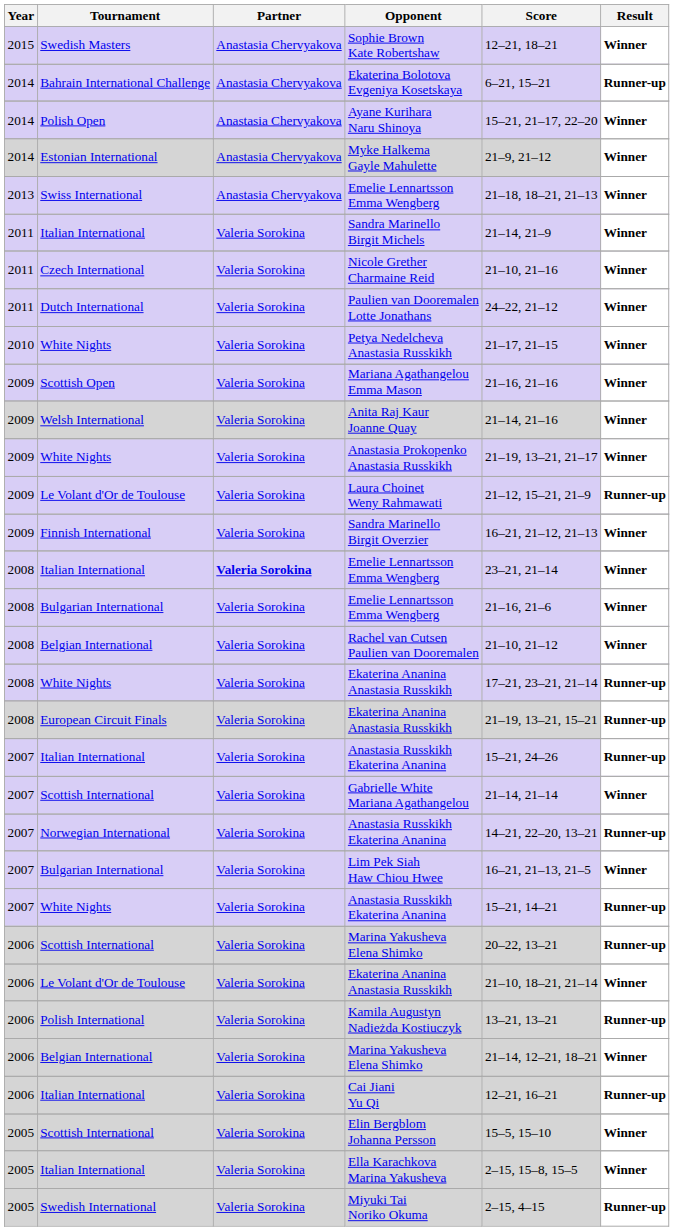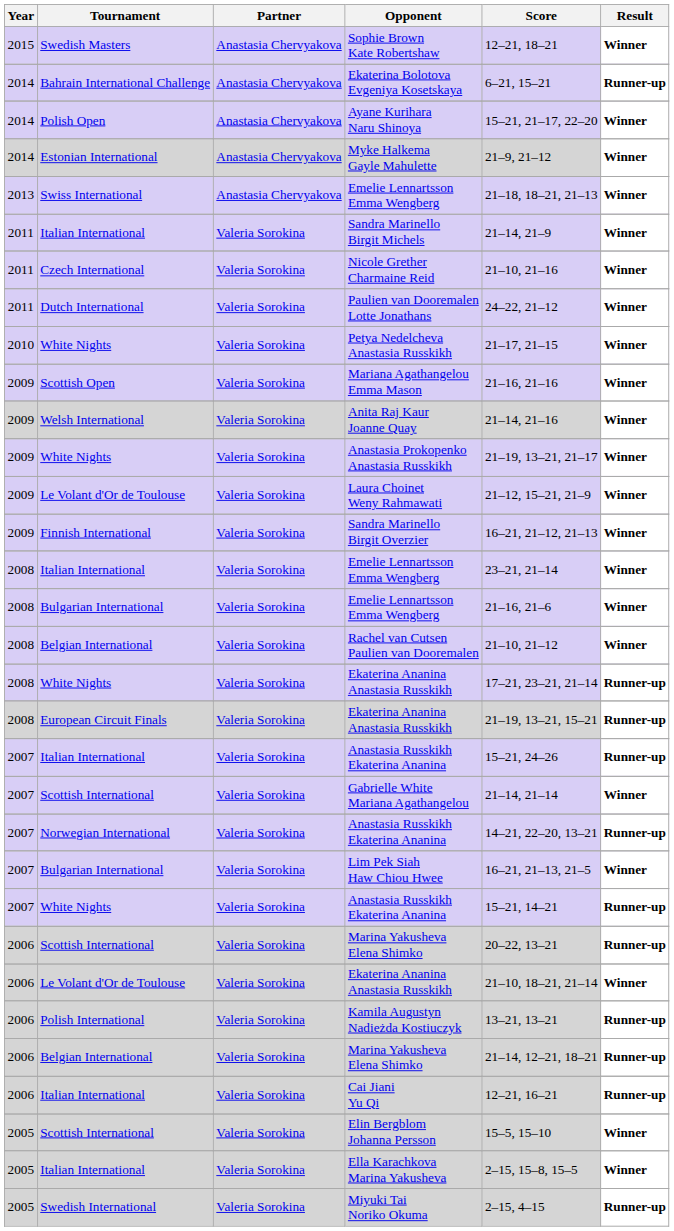(635, 495) Runner-up -> (625, 495) Winner
(264, 570) bold -> (261, 570) normal
(625, 1057) Winner -> (635, 1057) Runner-up
